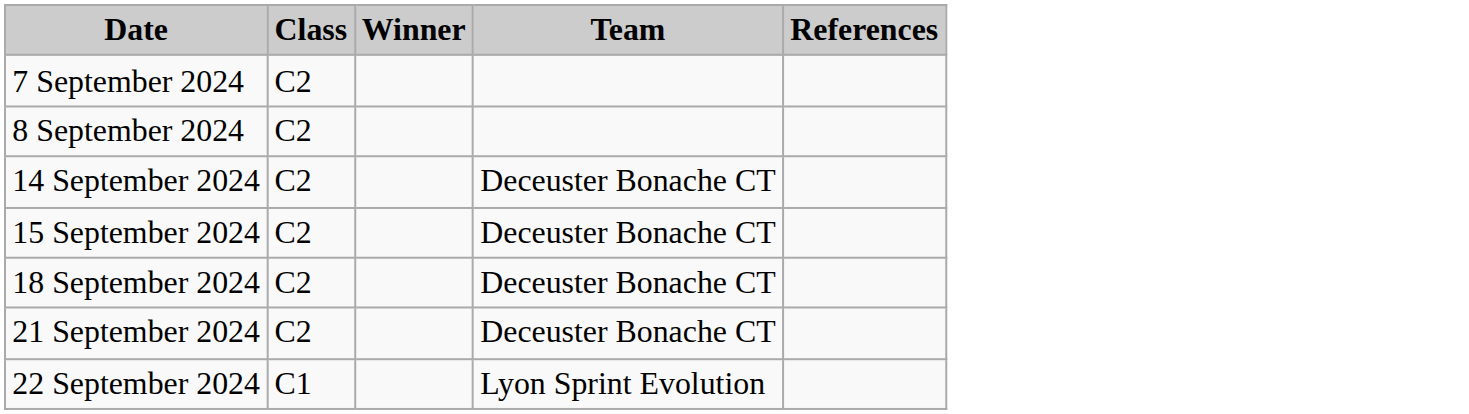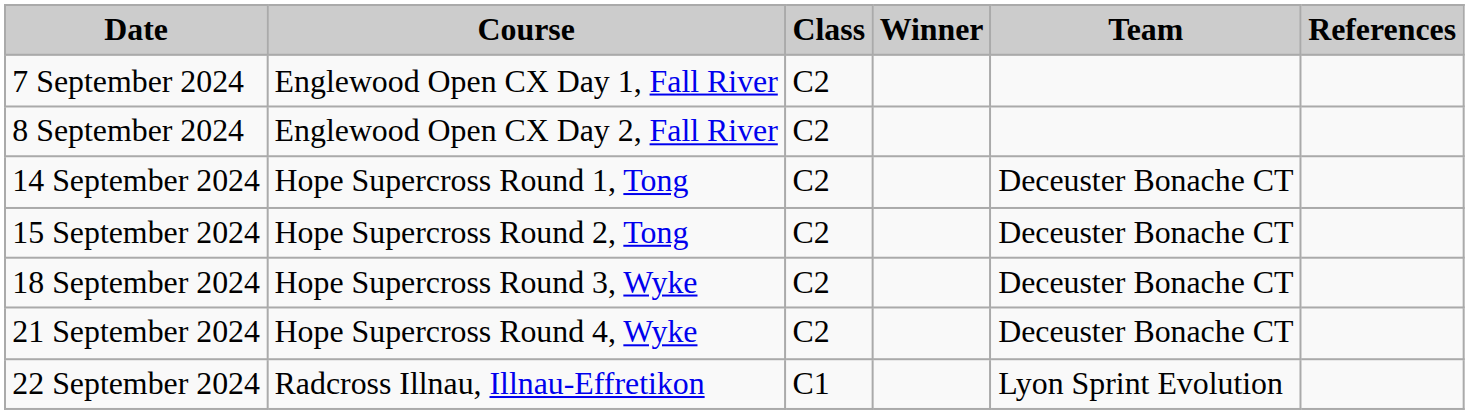+ column: (526, 29)
